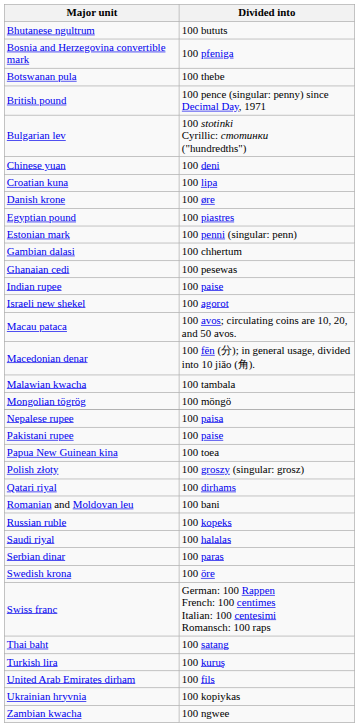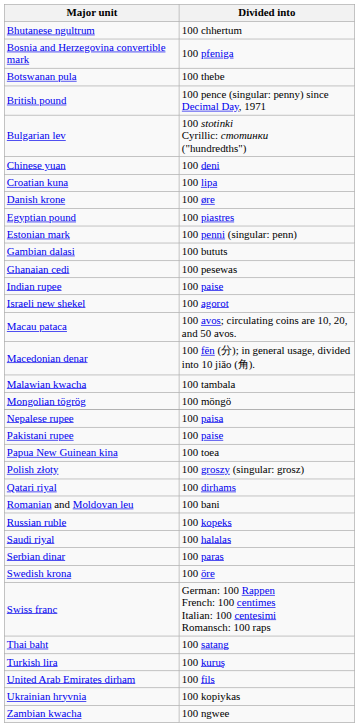(205, 30) 100 bututs -> (212, 30) 100 chhertum
(212, 251) 100 chhertum -> (205, 251) 100 bututs
